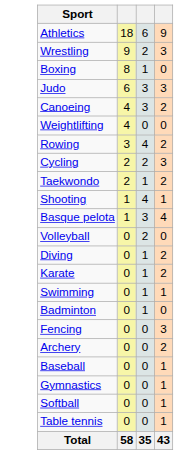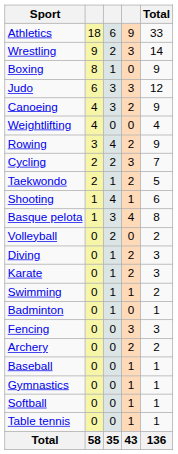+ column: (156, 14)
